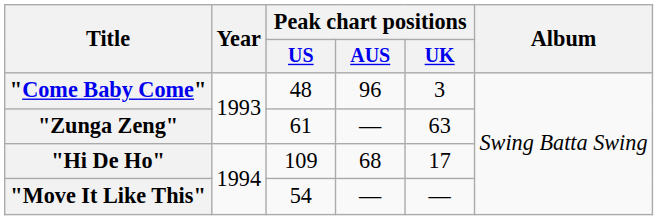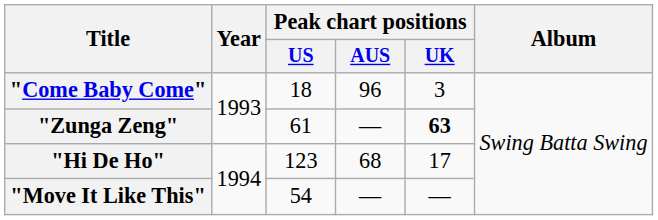(301, 90) 48 -> (301, 90) 18
(440, 125) normal -> (440, 125) bold
(301, 160) 109 -> (301, 160) 123
